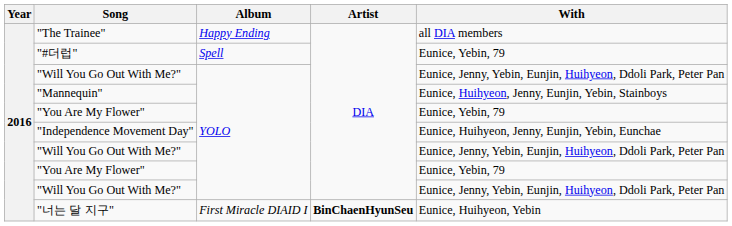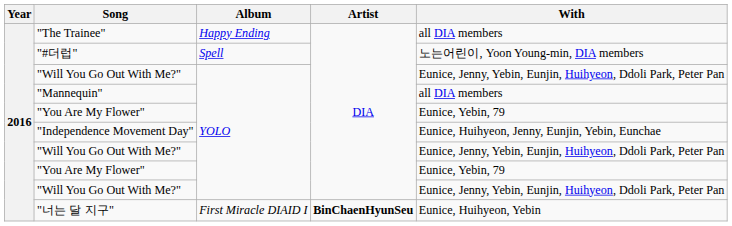(462, 53) Eunice, Yebin, 79 -> (531, 53) 노는어린이, Yoon Young-min, DIA members
(543, 93) Eunice, Huihyeon, Jenny, Eunjin, Yebin, Stainboys -> (461, 93) all DIA members
